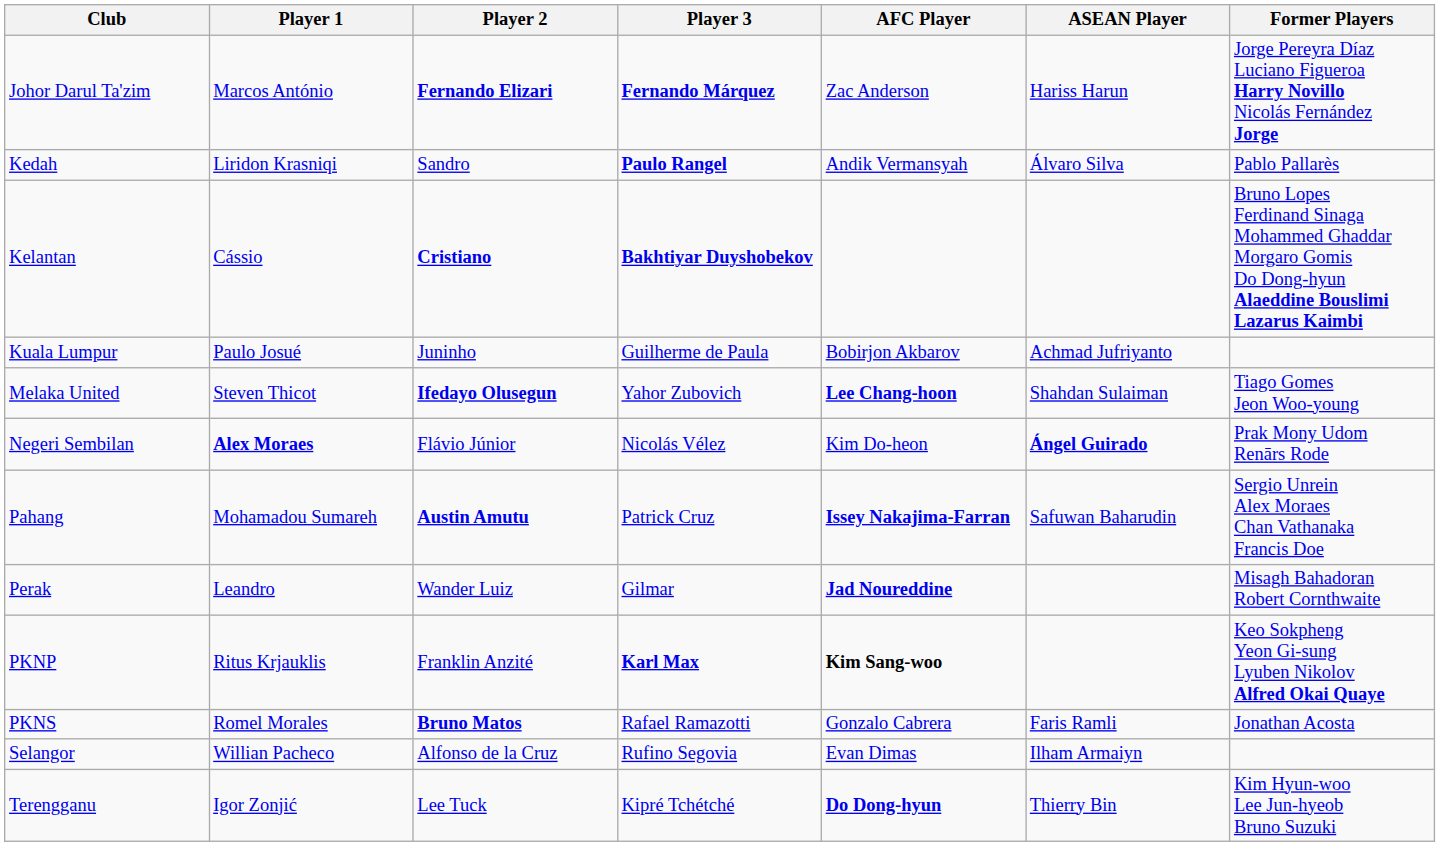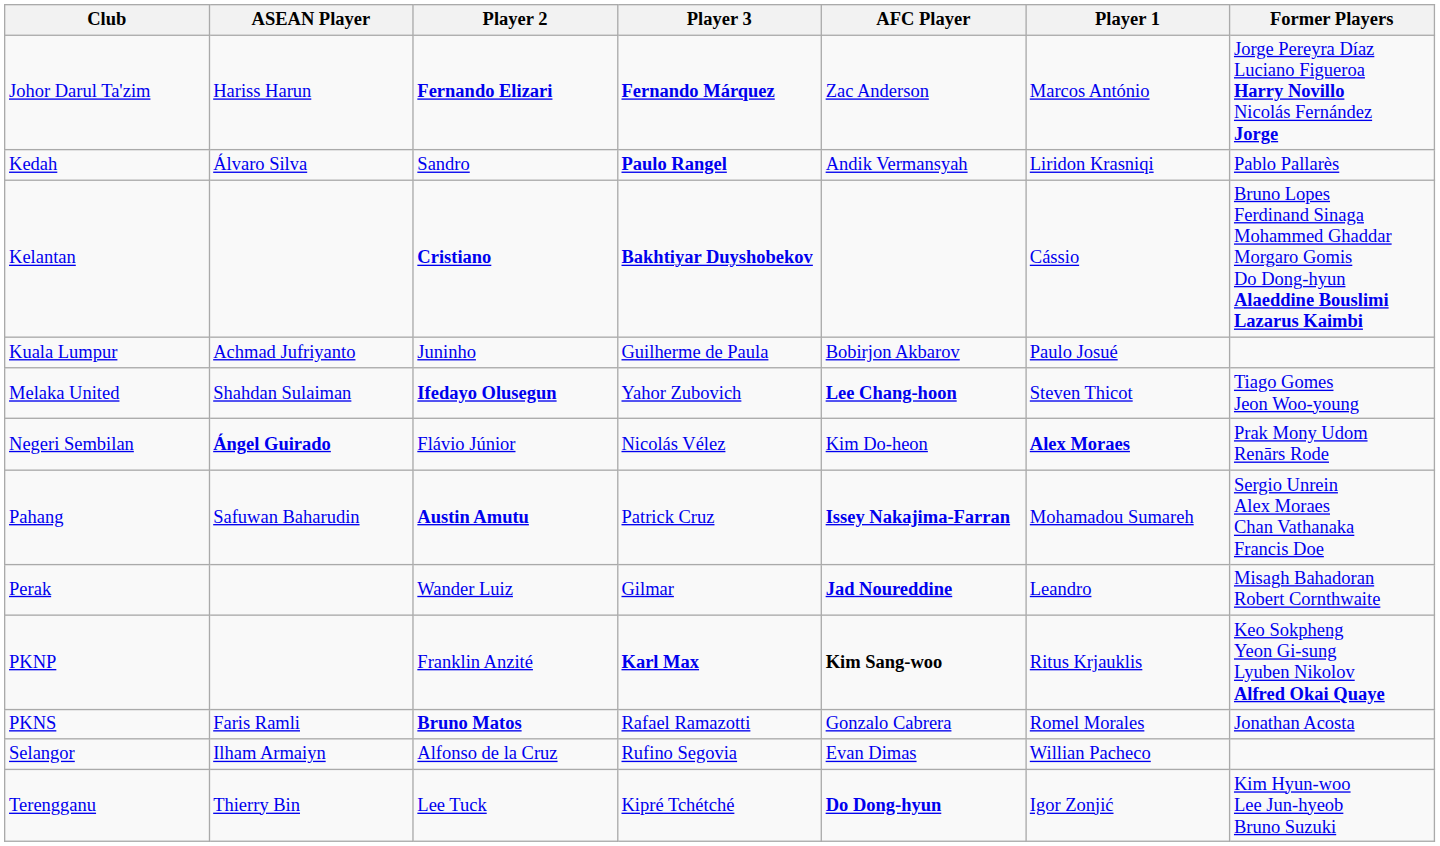columns swapped: (311, 19) <-> (1128, 19)
